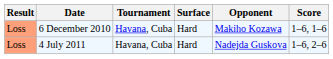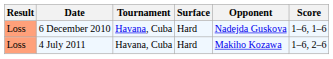(248, 28) Makiho Kozawa -> (251, 28) Nadejda Guskova
(251, 44) Nadejda Guskova -> (248, 44) Makiho Kozawa
